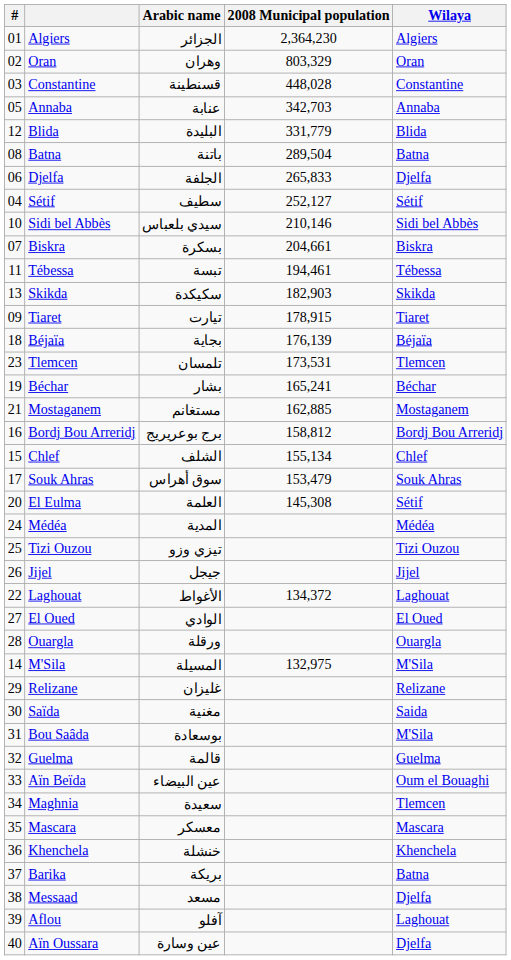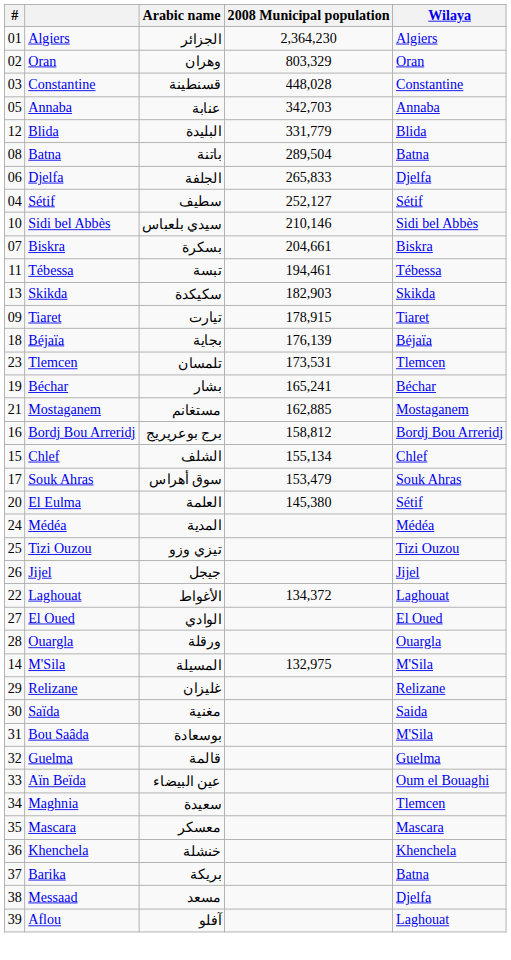(309, 502) 145,308 -> (309, 502) 145,380
- row: (63, 943)
